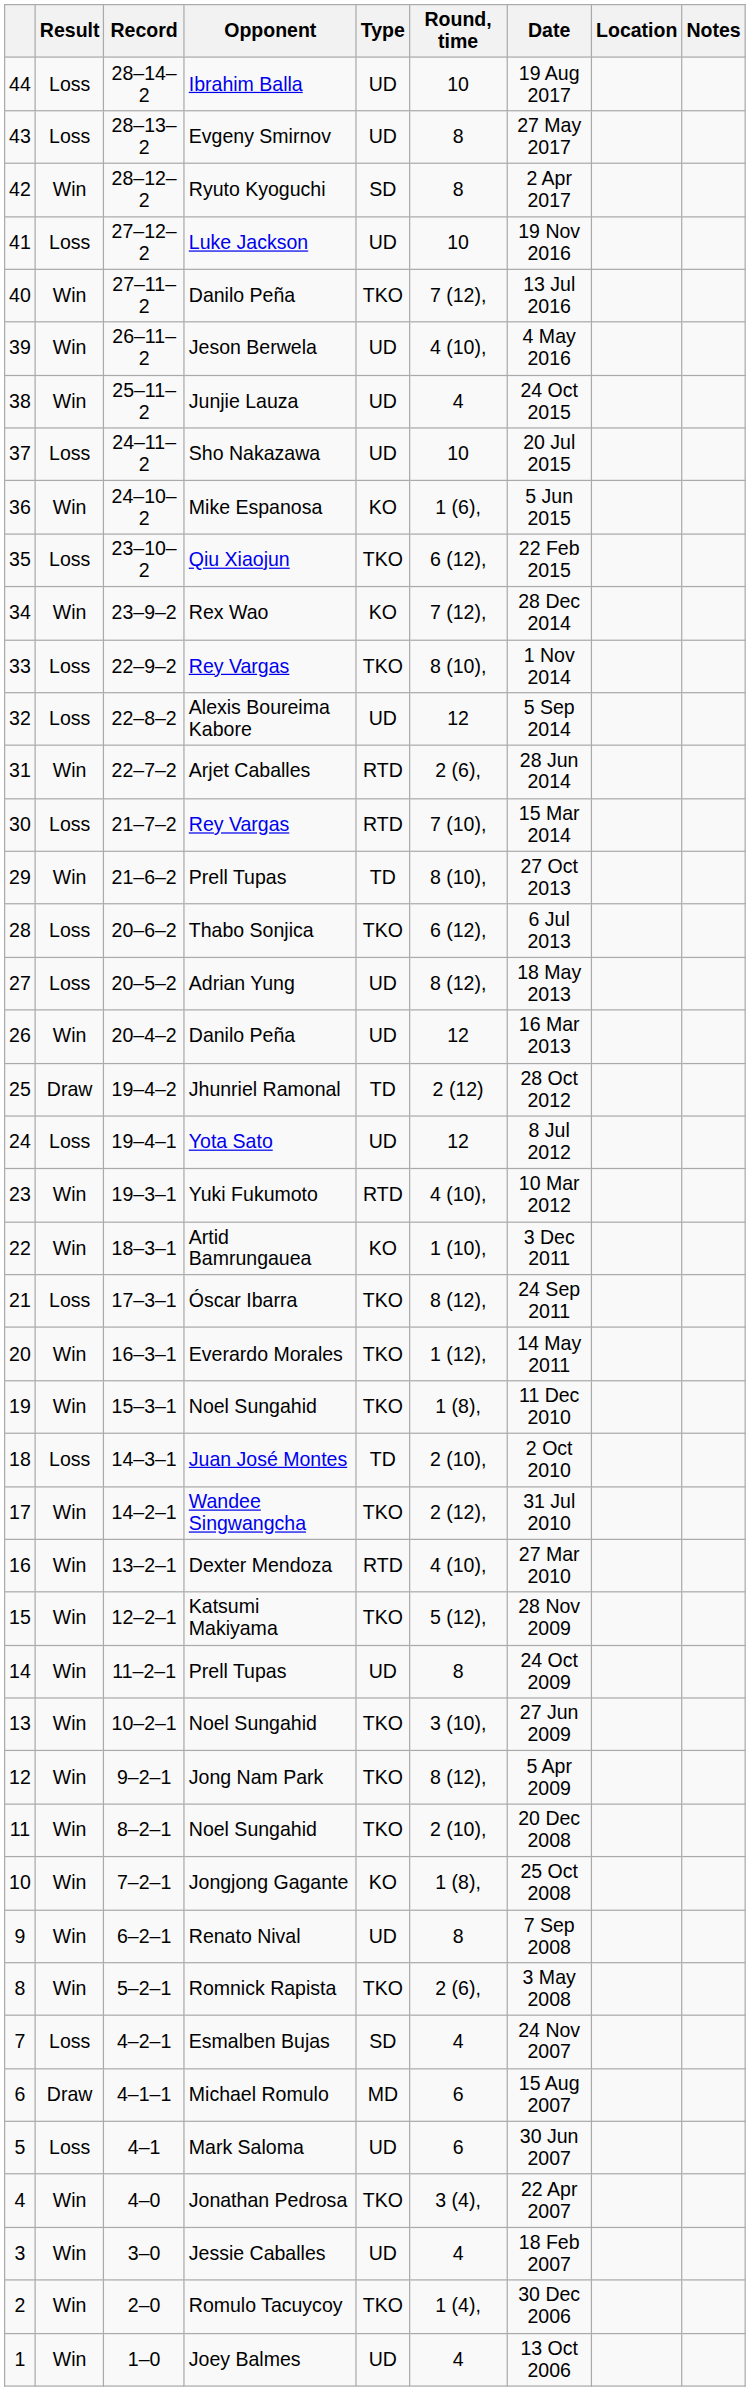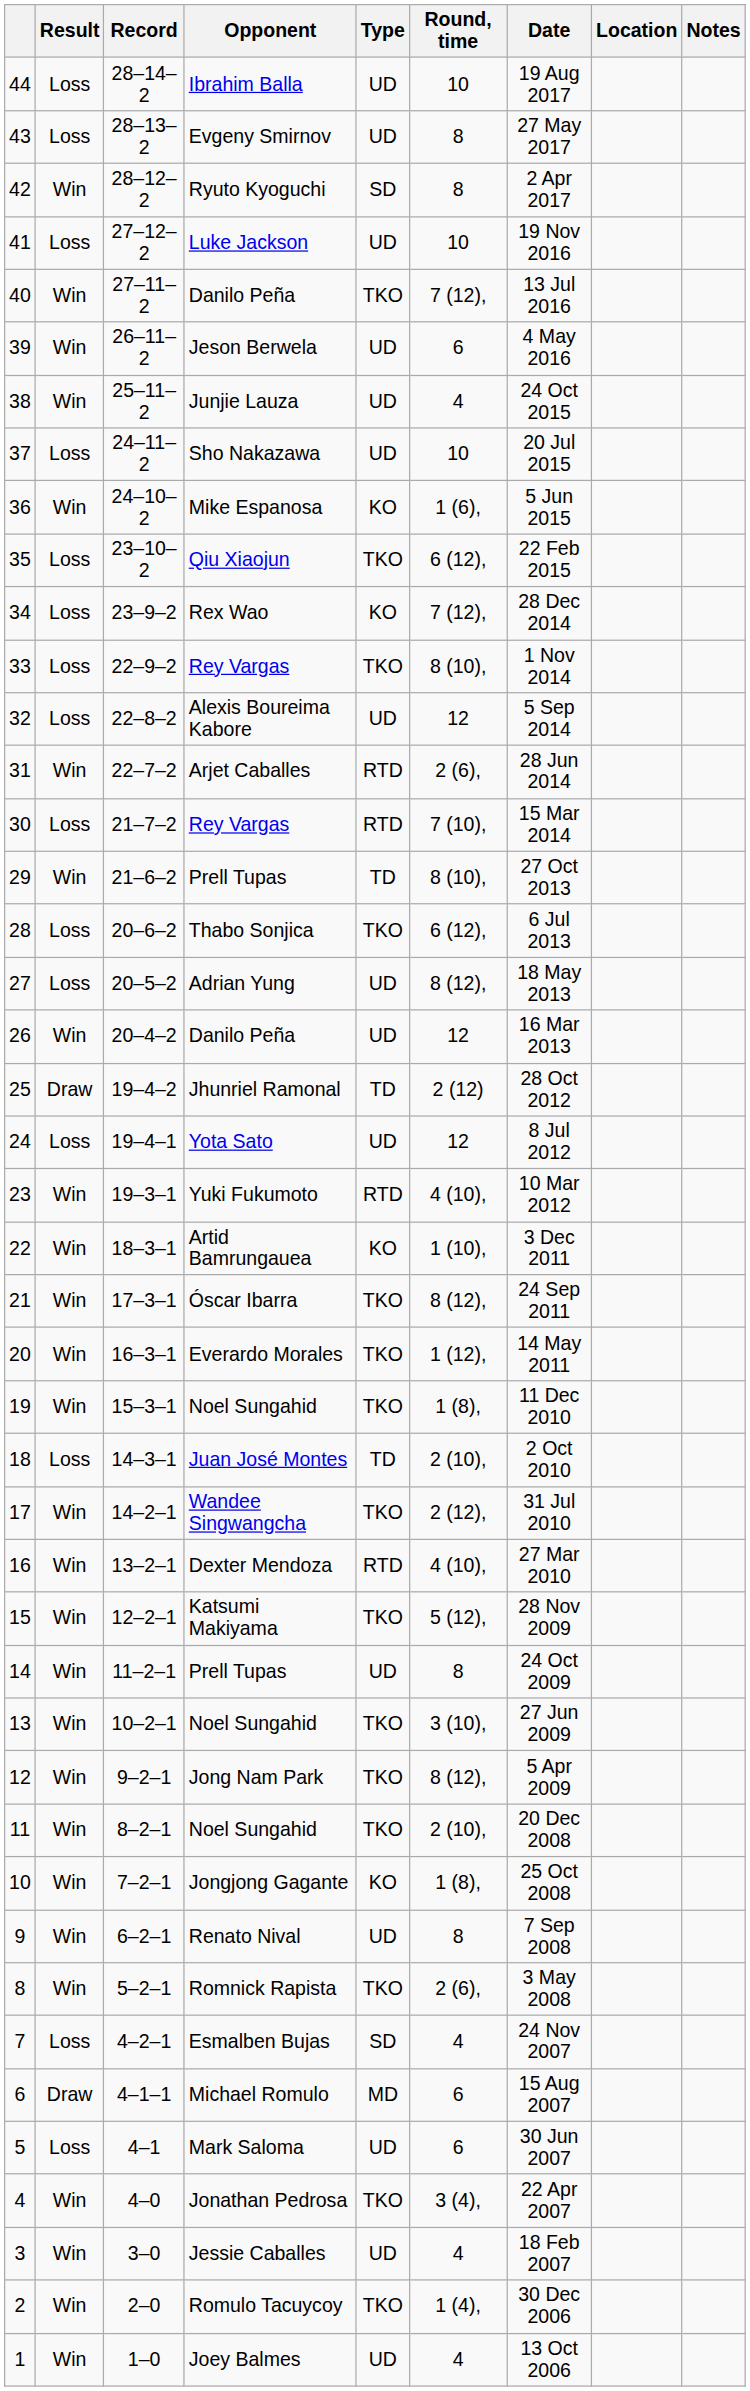(458, 348) 4 (10), -> (458, 348) 6
(70, 613) Win -> (70, 613) Loss
(70, 1300) Loss -> (70, 1300) Win
